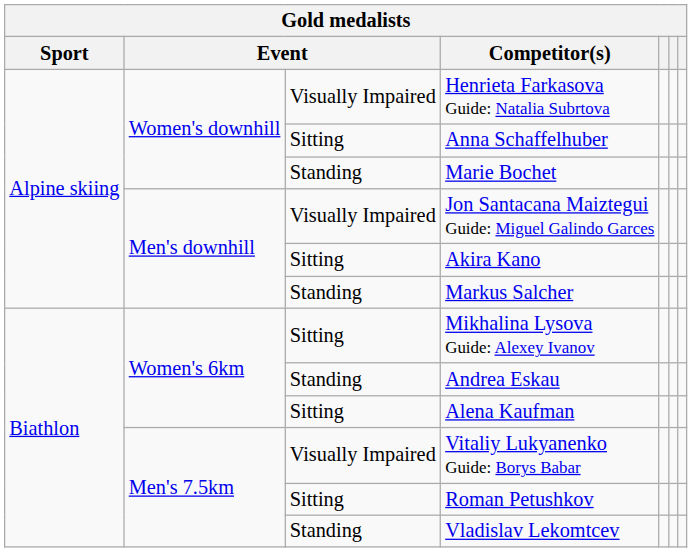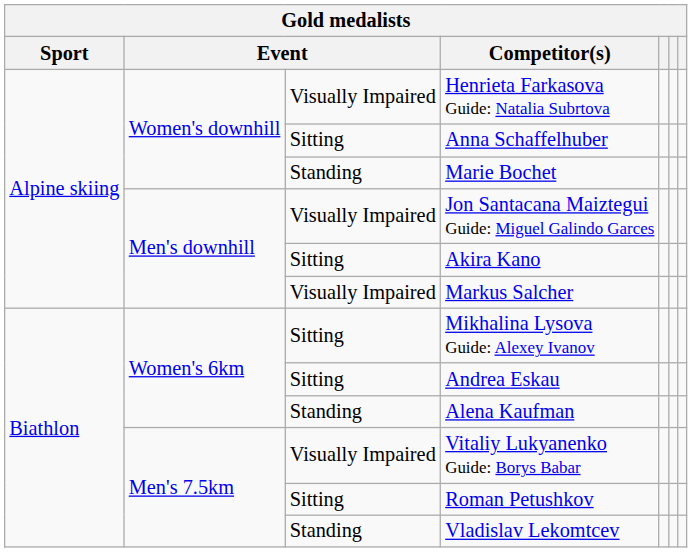(326, 291) Standing -> (363, 291) Visually Impaired
(326, 379) Standing -> (317, 379) Sitting
(317, 411) Sitting -> (326, 411) Standing
